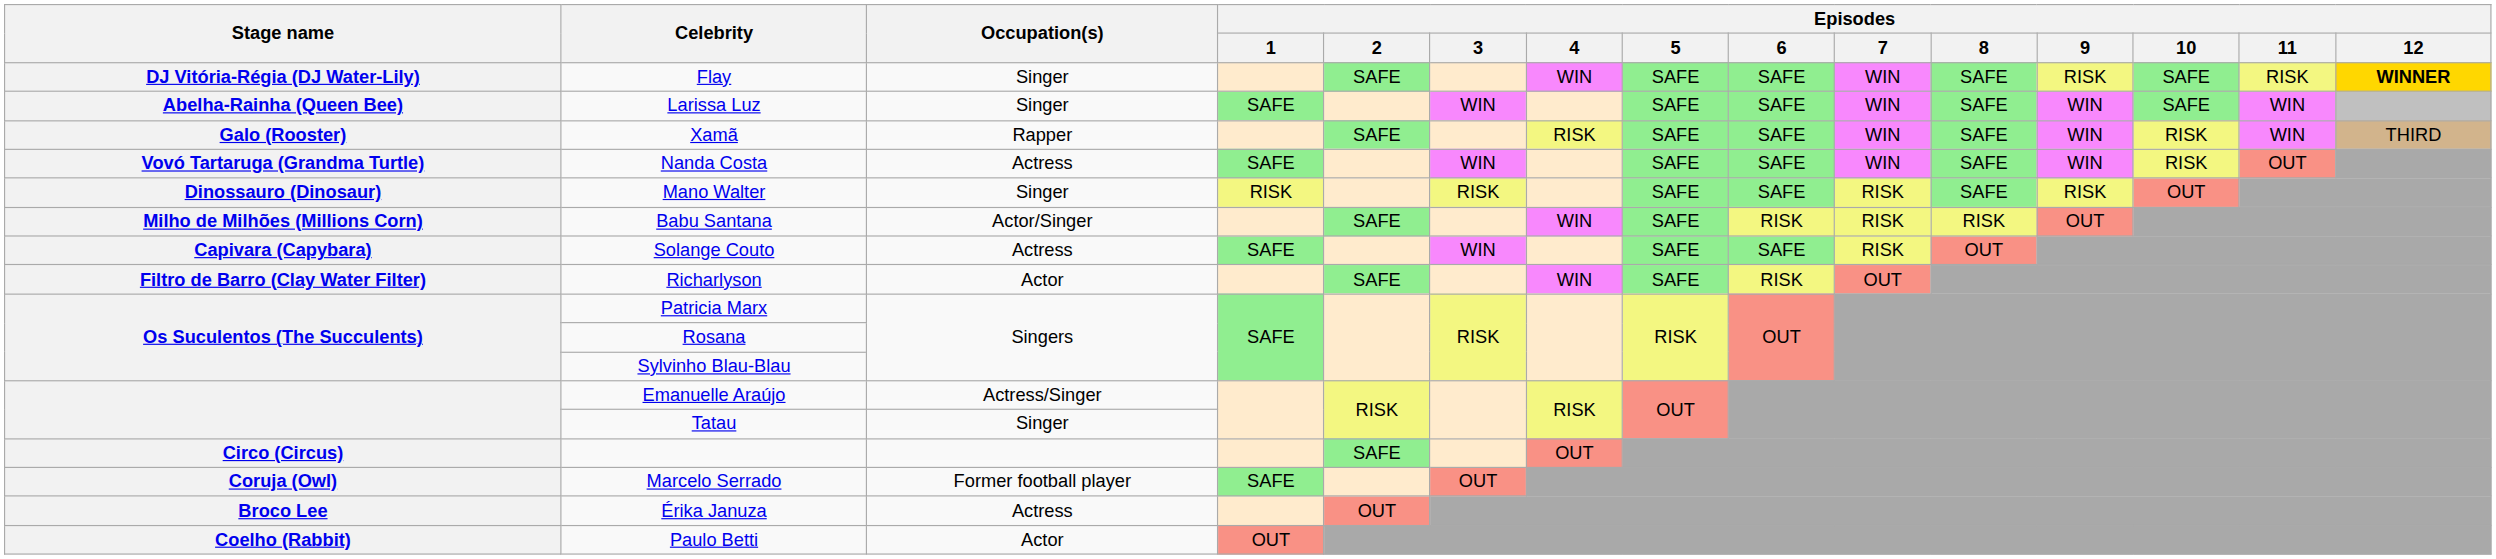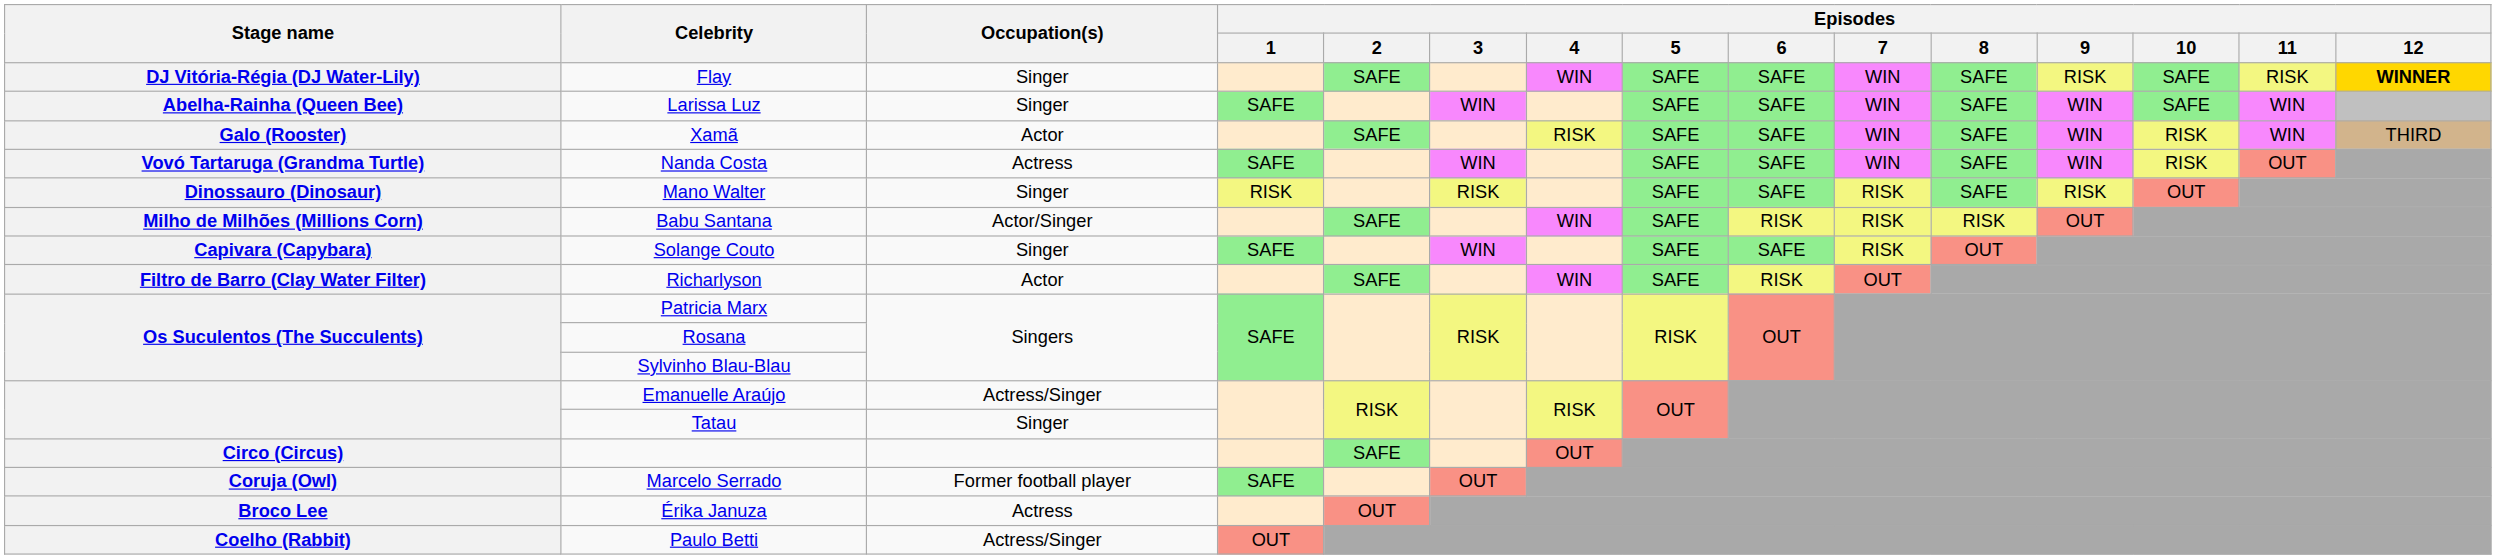(1042, 134) Rapper -> (1042, 134) Actor
(1042, 250) Actress -> (1042, 250) Singer
(1042, 539) Actor -> (1042, 539) Actress/Singer
